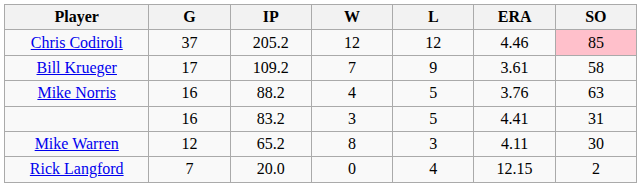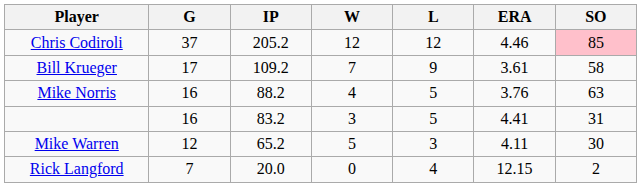(352, 144) 8 -> (352, 144) 5
